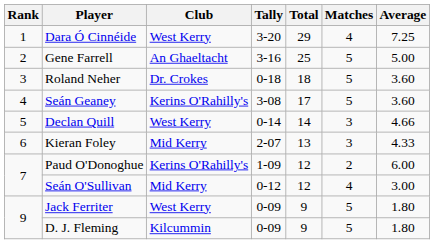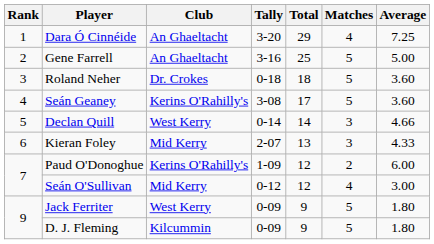(180, 36) West Kerry -> (189, 36) An Ghaeltacht
